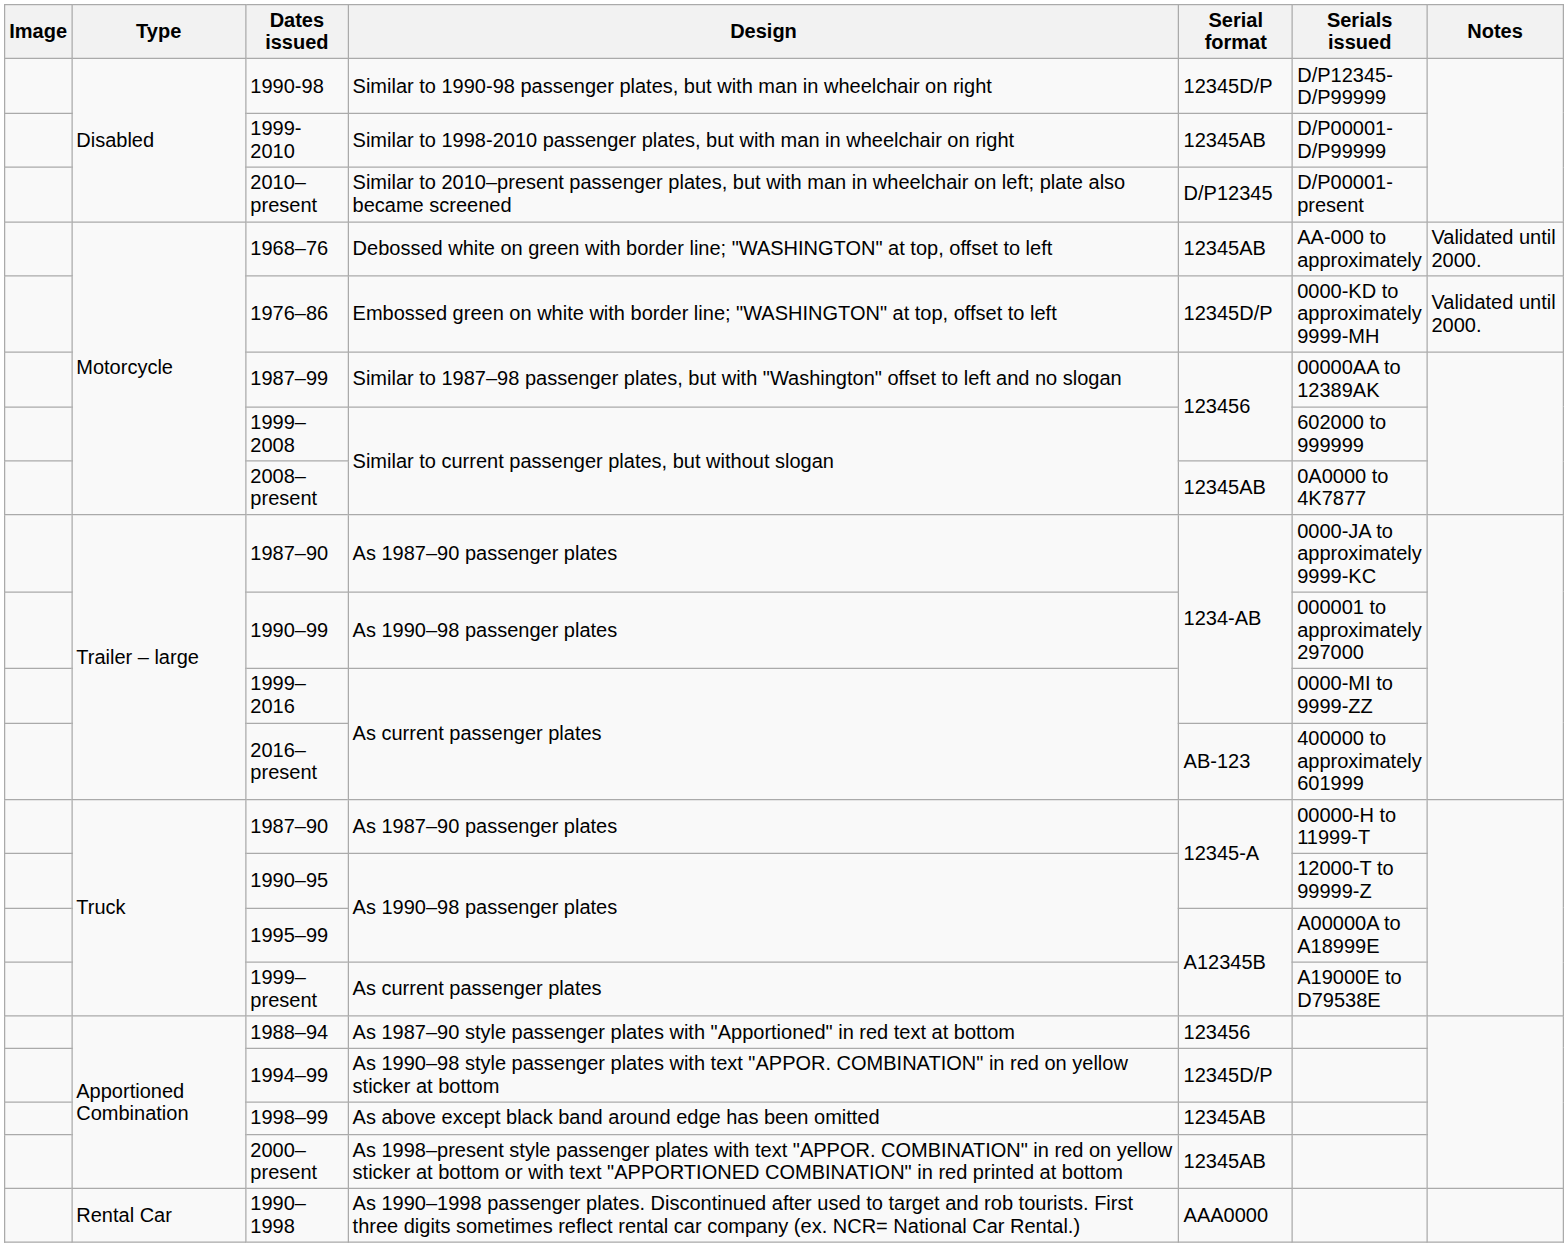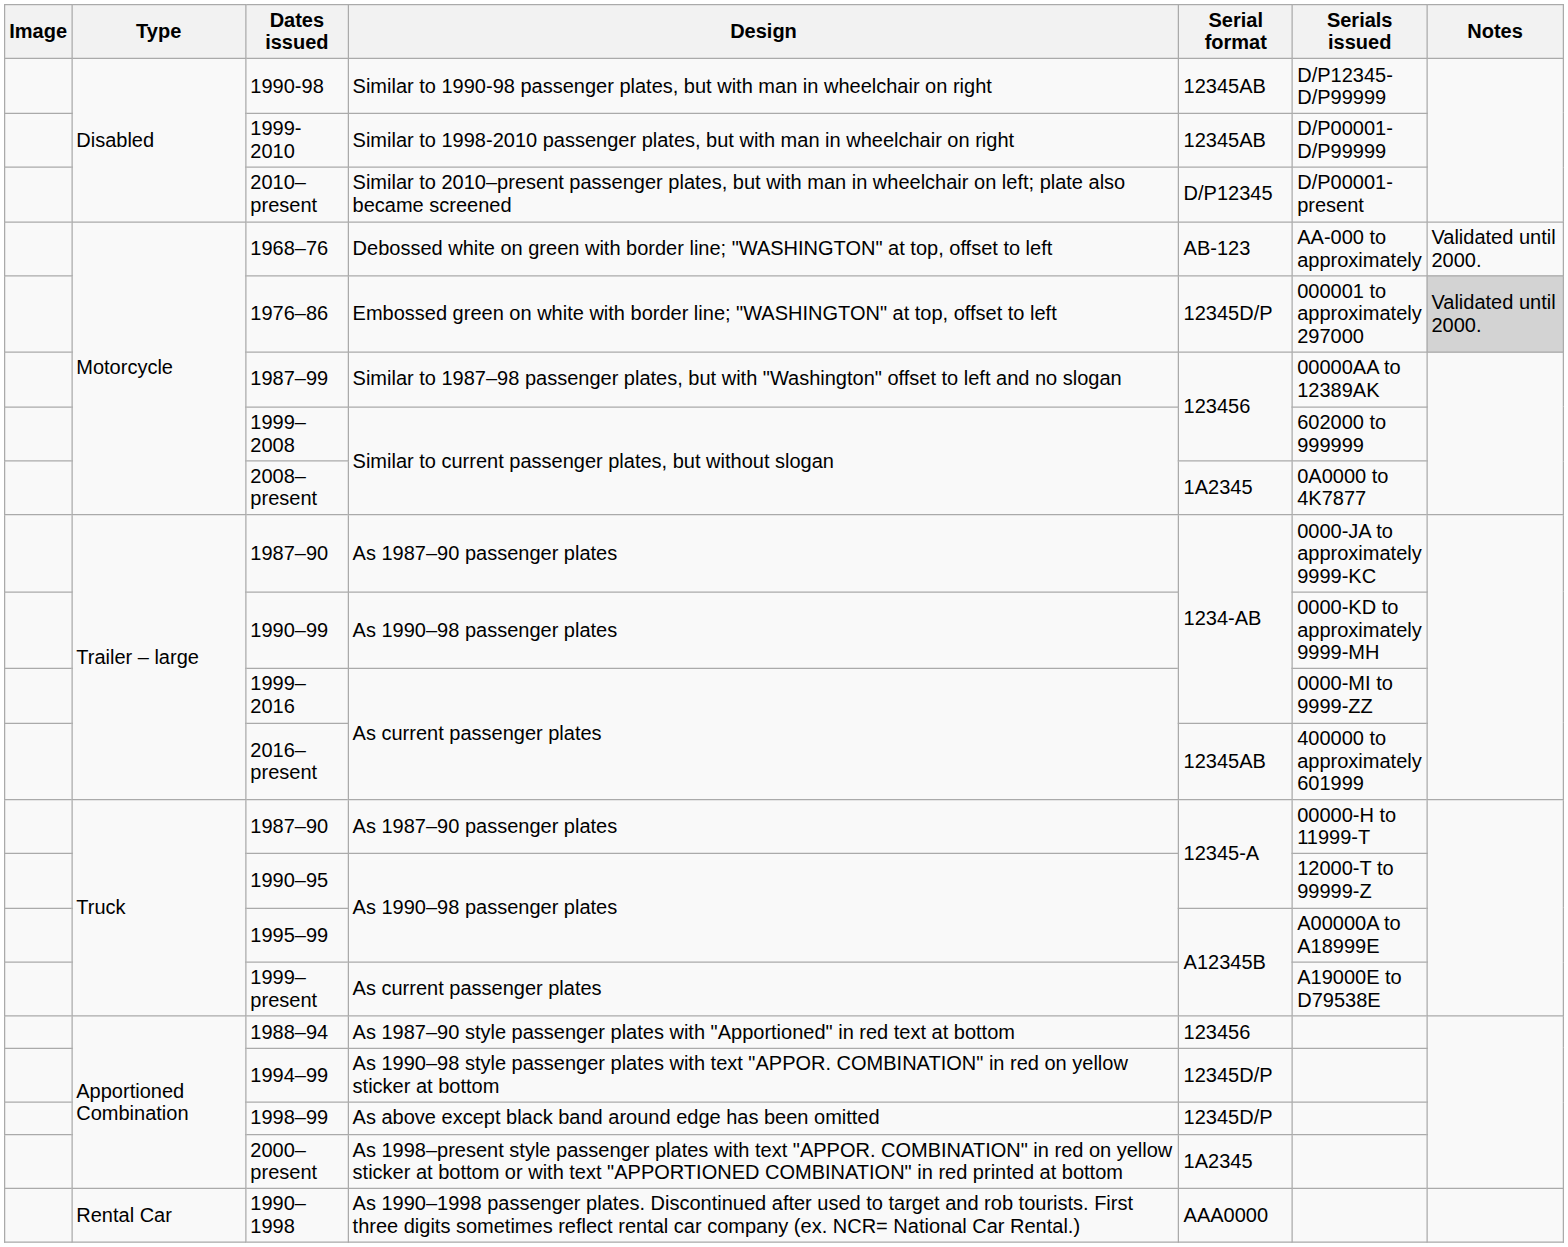(1228, 85) 12345D/P -> (1225, 85) 12345AB
(1225, 248) 12345AB -> (1217, 248) AB-123
(1359, 313) 0000-KD to approximately 9999-MH -> (1359, 313) 000001 to approximately 297000
(1494, 313) no background -> (1494, 313) lightgrey background
(1225, 487) 12345AB -> (1218, 487) 1A2345
(1359, 630) 000001 to approximately 297000 -> (1359, 630) 0000-KD to approximately 9999-MH
(1217, 760) AB-123 -> (1225, 760) 12345AB
(1225, 1118) 12345AB -> (1228, 1118) 12345D/P
(1225, 1160) 12345AB -> (1218, 1160) 1A2345
